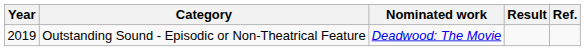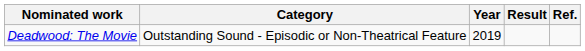columns swapped: (22, 14) <-> (436, 14)
